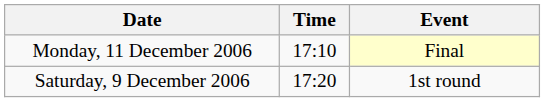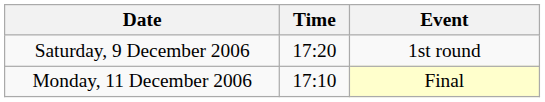rows swapped: (142, 81) <-> (142, 50)
